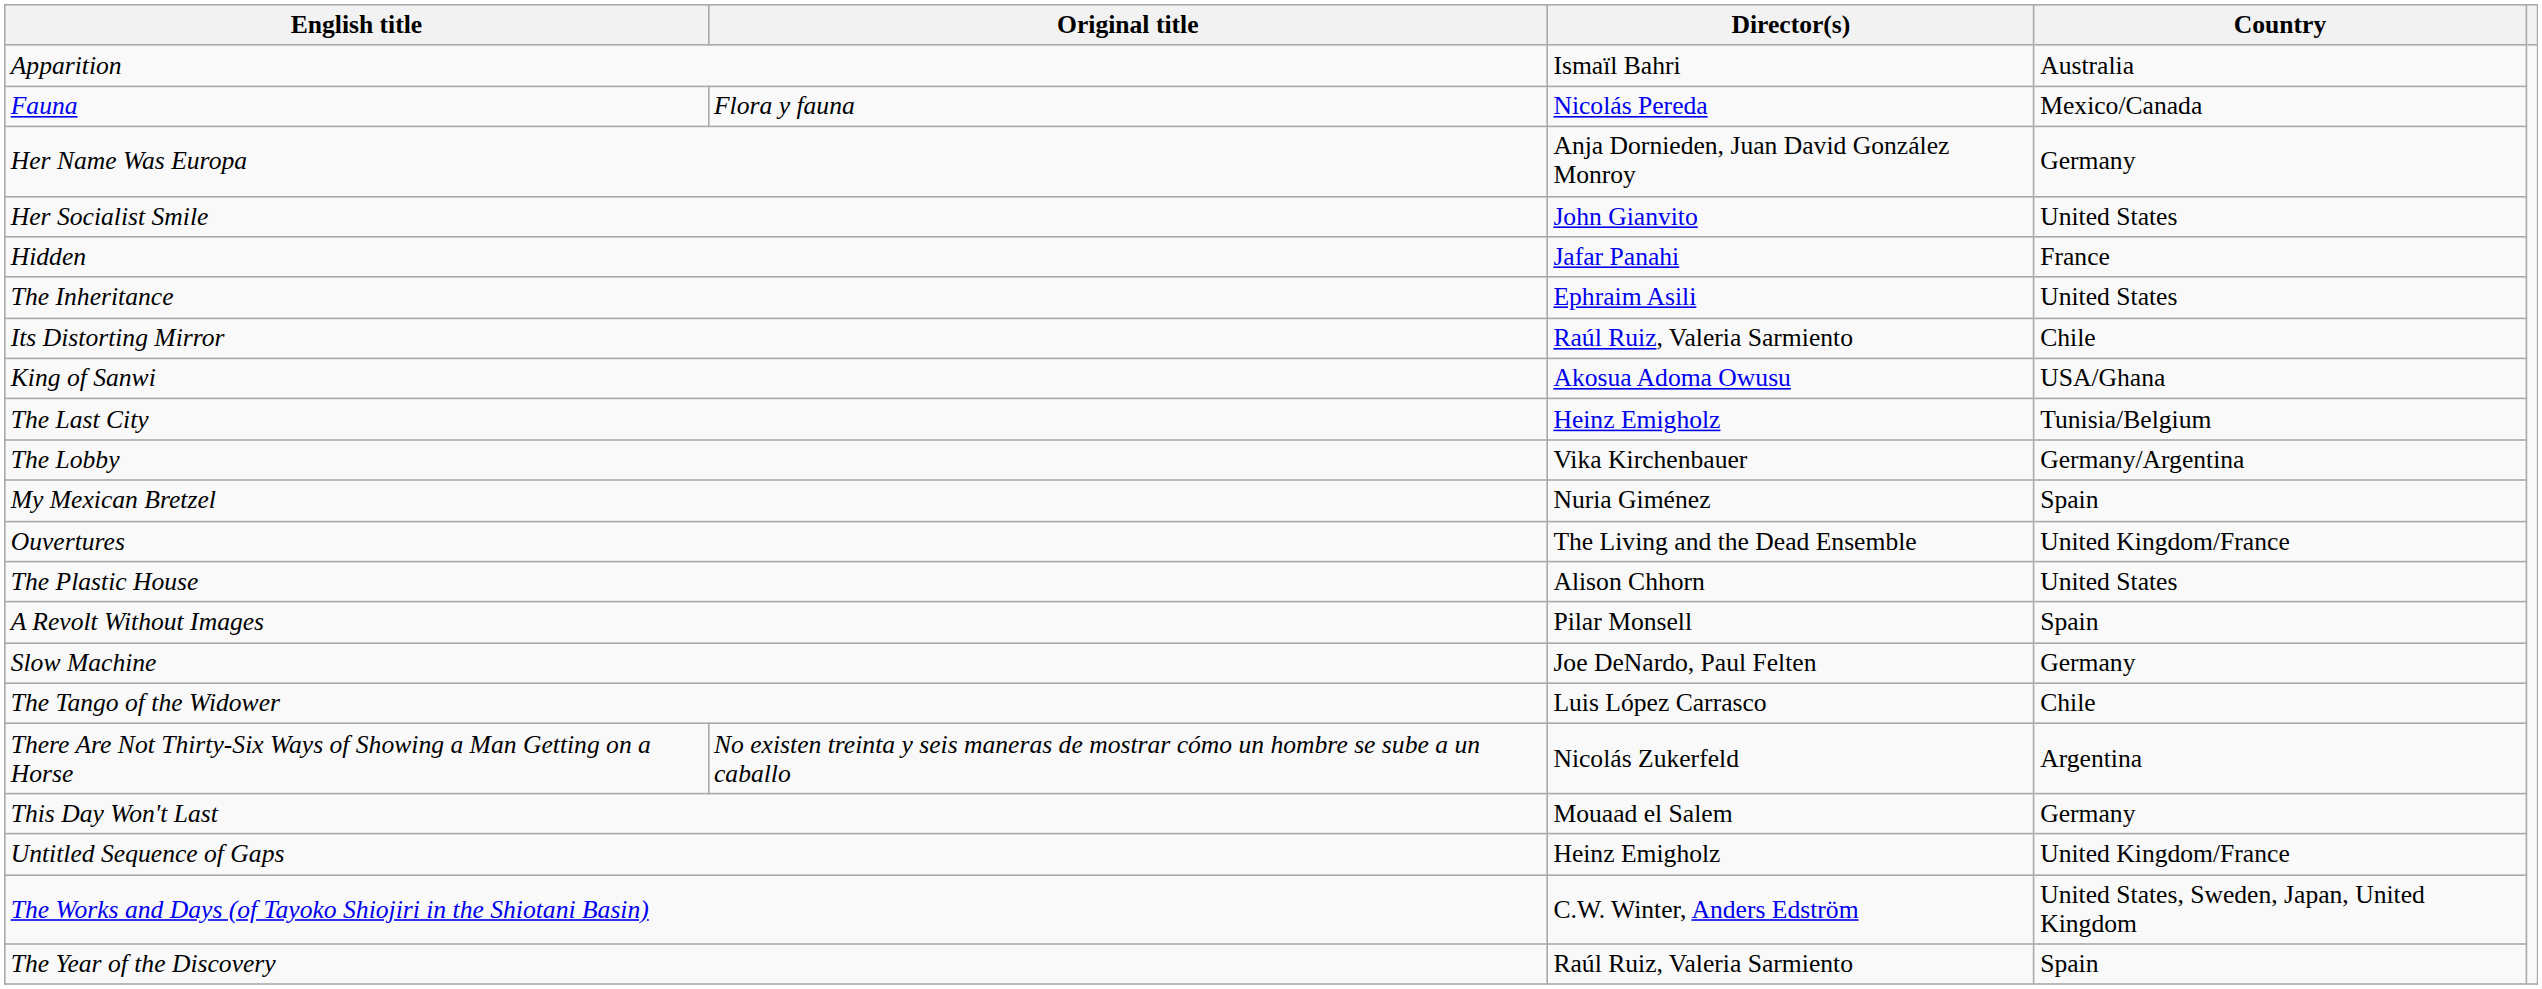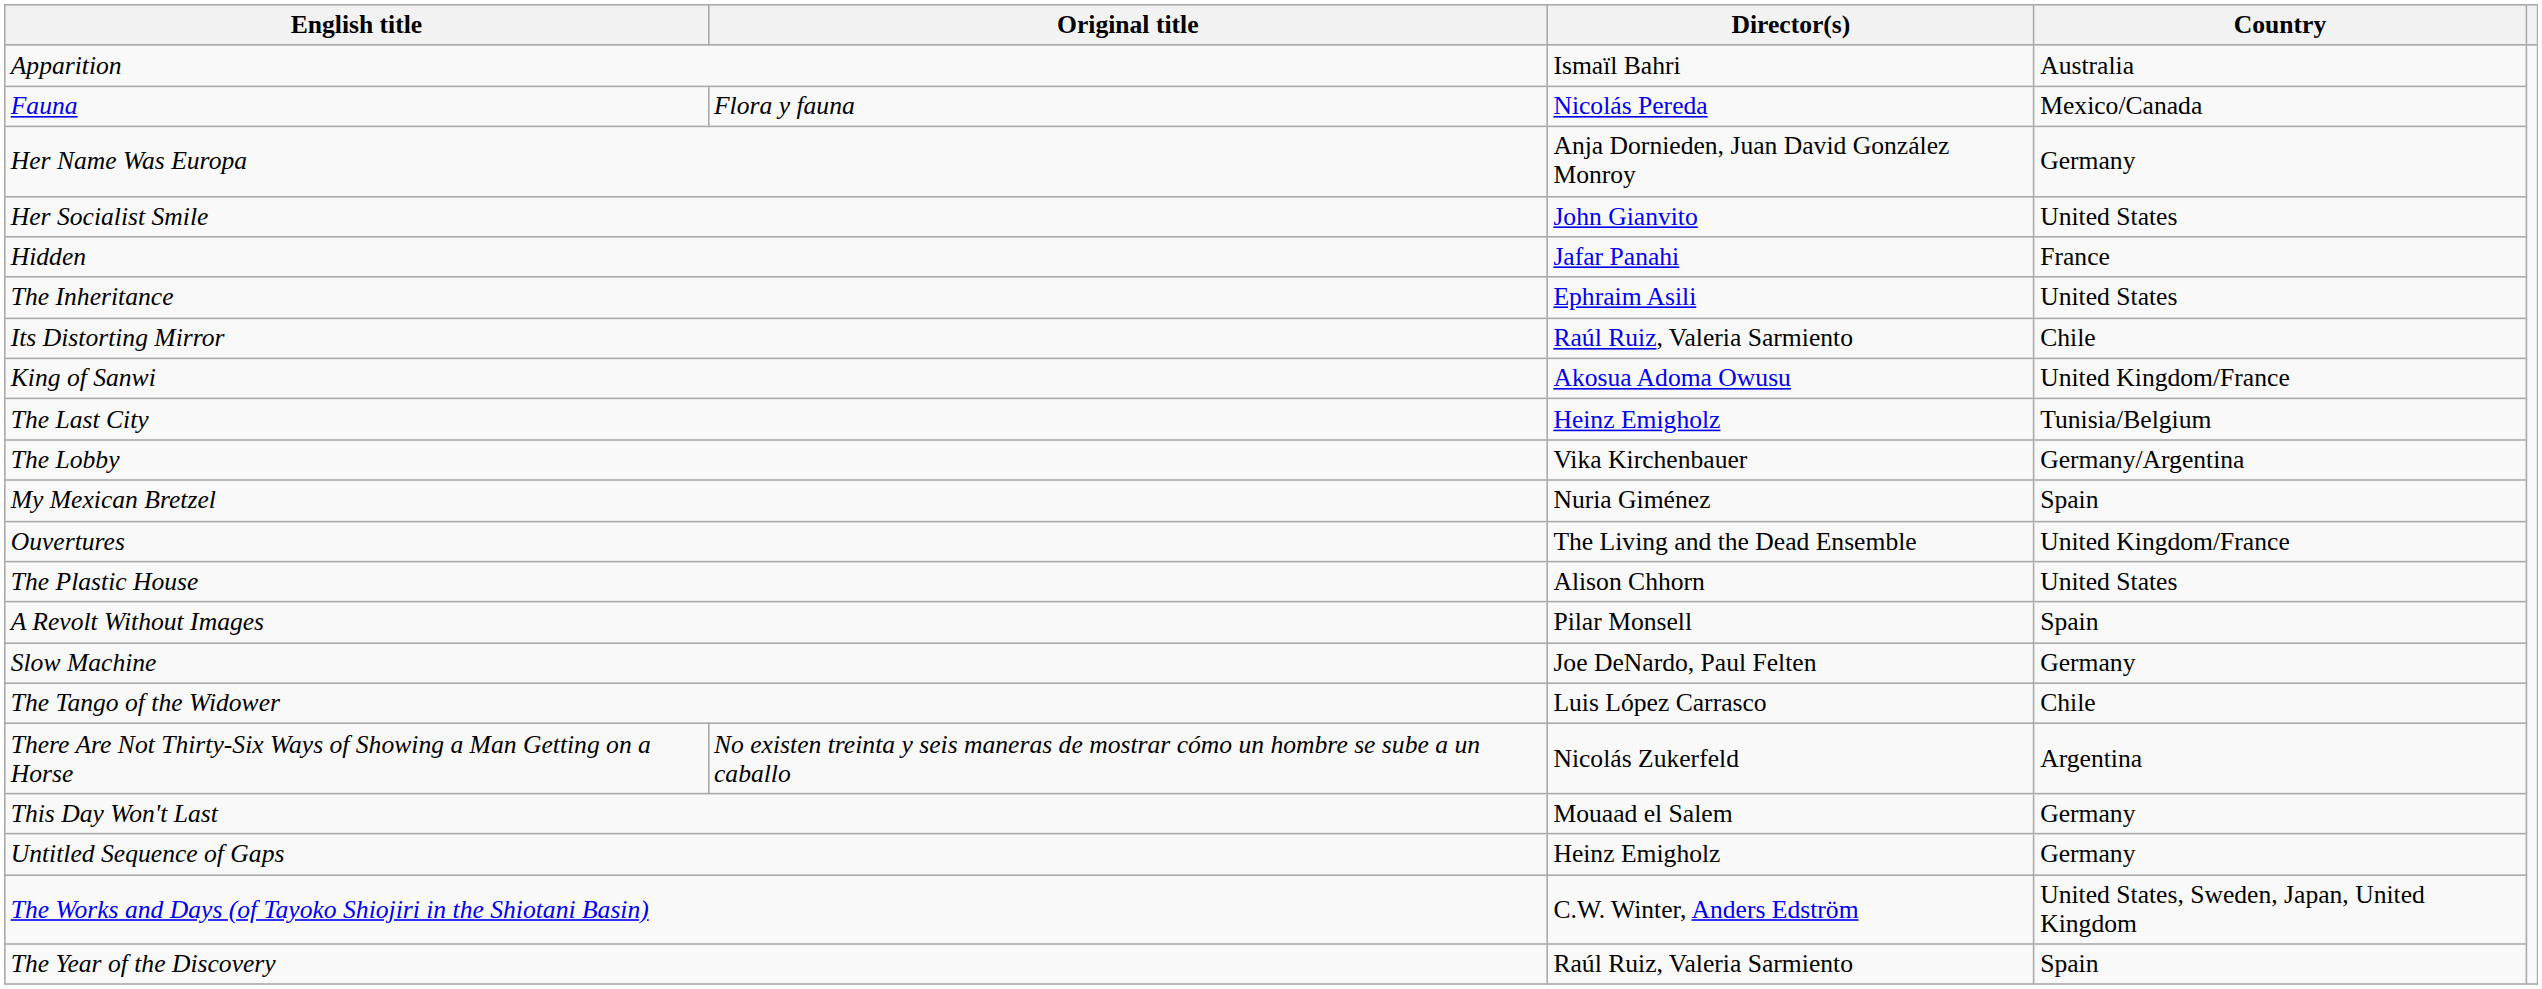(2103, 378) USA/Ghana -> (2165, 378) United Kingdom/France
(2165, 853) United Kingdom/France -> (2088, 853) Germany
